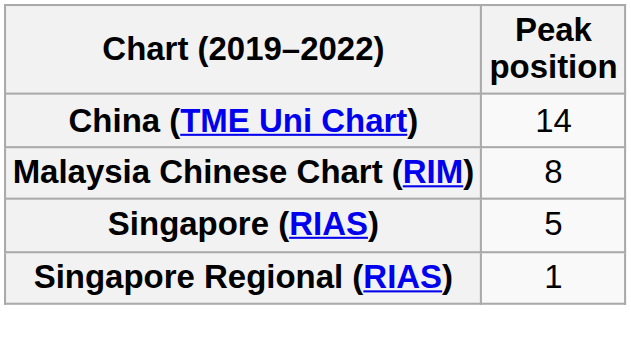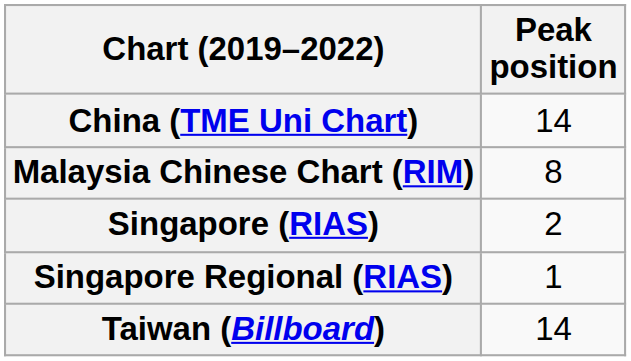(553, 224) 5 -> (553, 224) 2
+ row: (243, 329)
